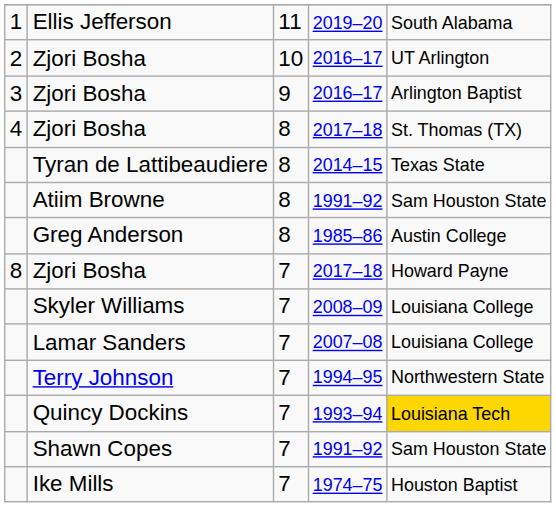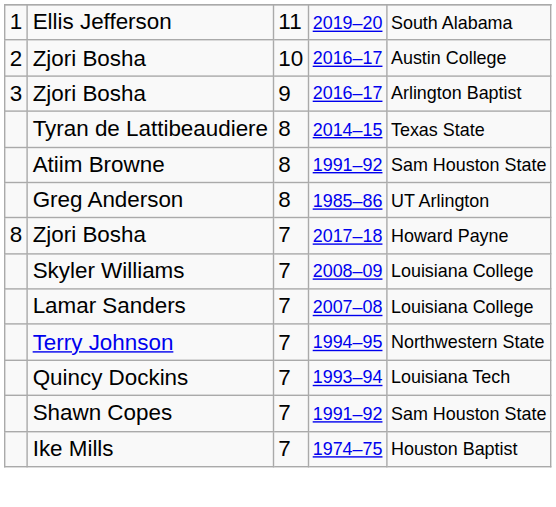(440, 58) UT Arlington -> (449, 58) Austin College
- row: (16, 128)
(449, 236) Austin College -> (440, 200) UT Arlington
(451, 413) gold background -> (451, 378) no background
